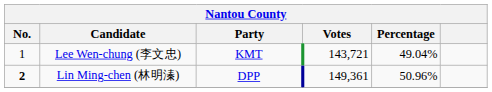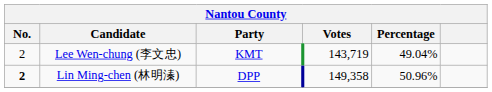(22, 54) 1 -> (22, 54) 2
(349, 54) 143,721 -> (349, 54) 143,719
(349, 76) 149,361 -> (349, 76) 149,358
